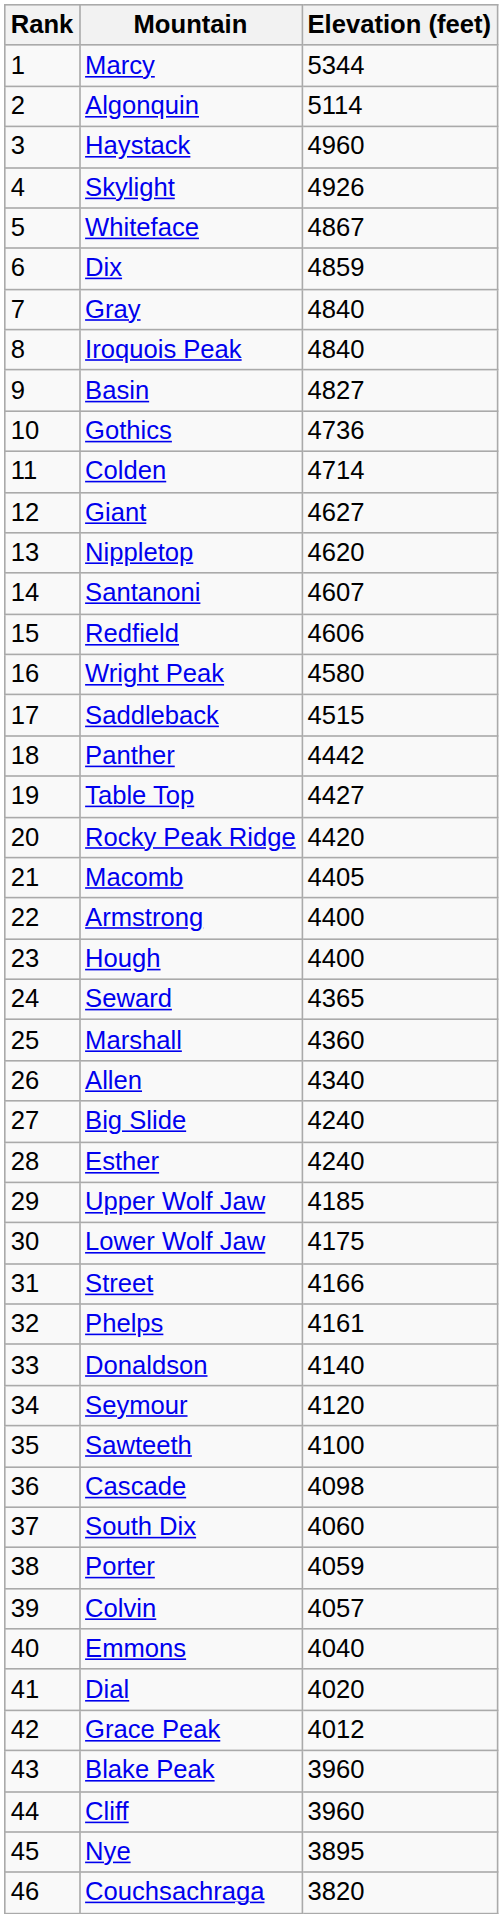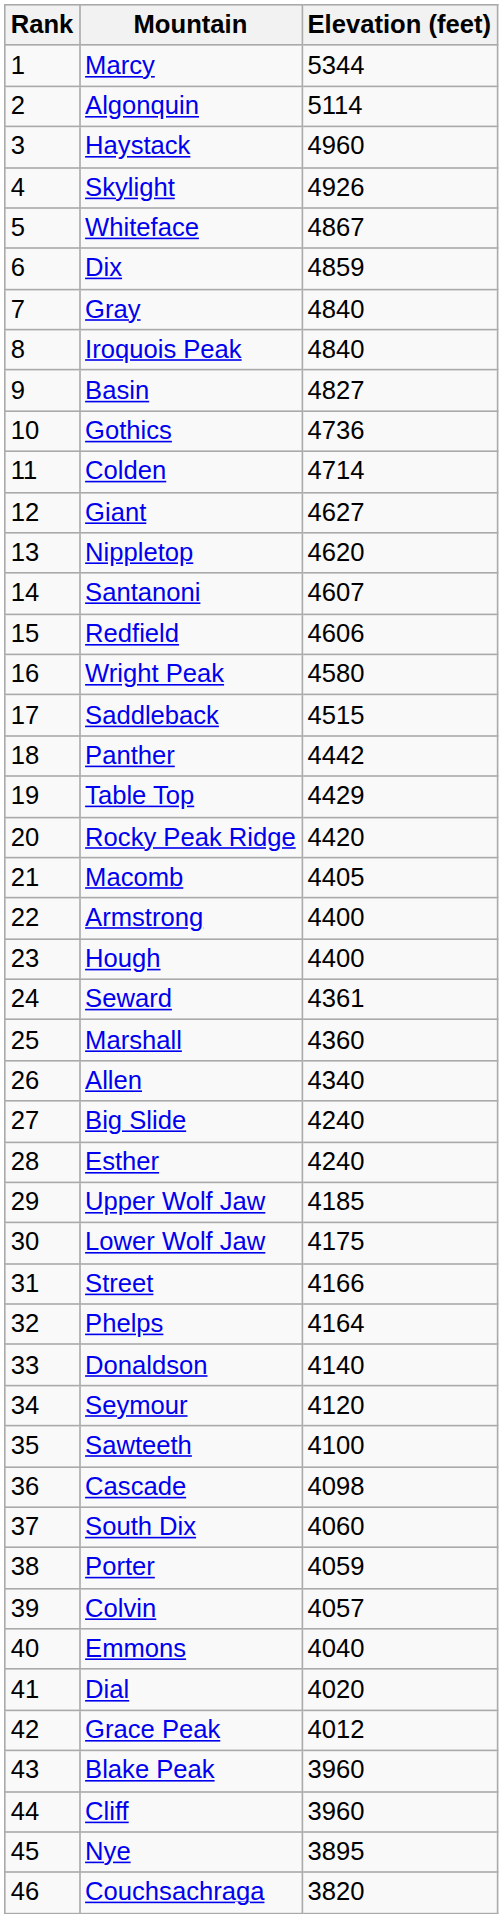(336, 796) 4427 -> (336, 796) 4429
(336, 999) 4365 -> (336, 999) 4361
(336, 1324) 4161 -> (336, 1324) 4164
